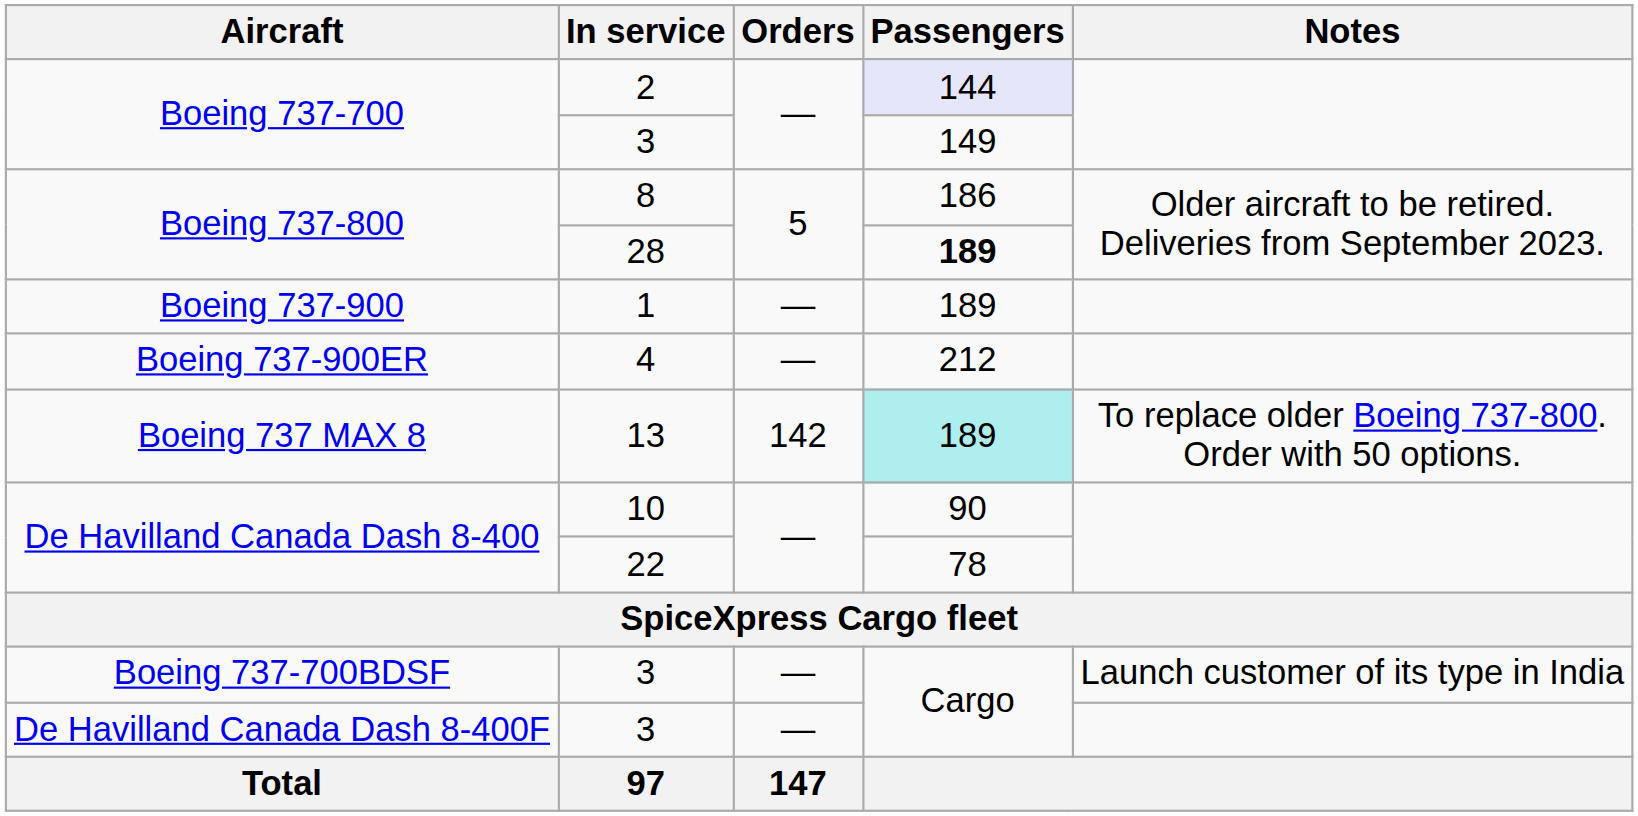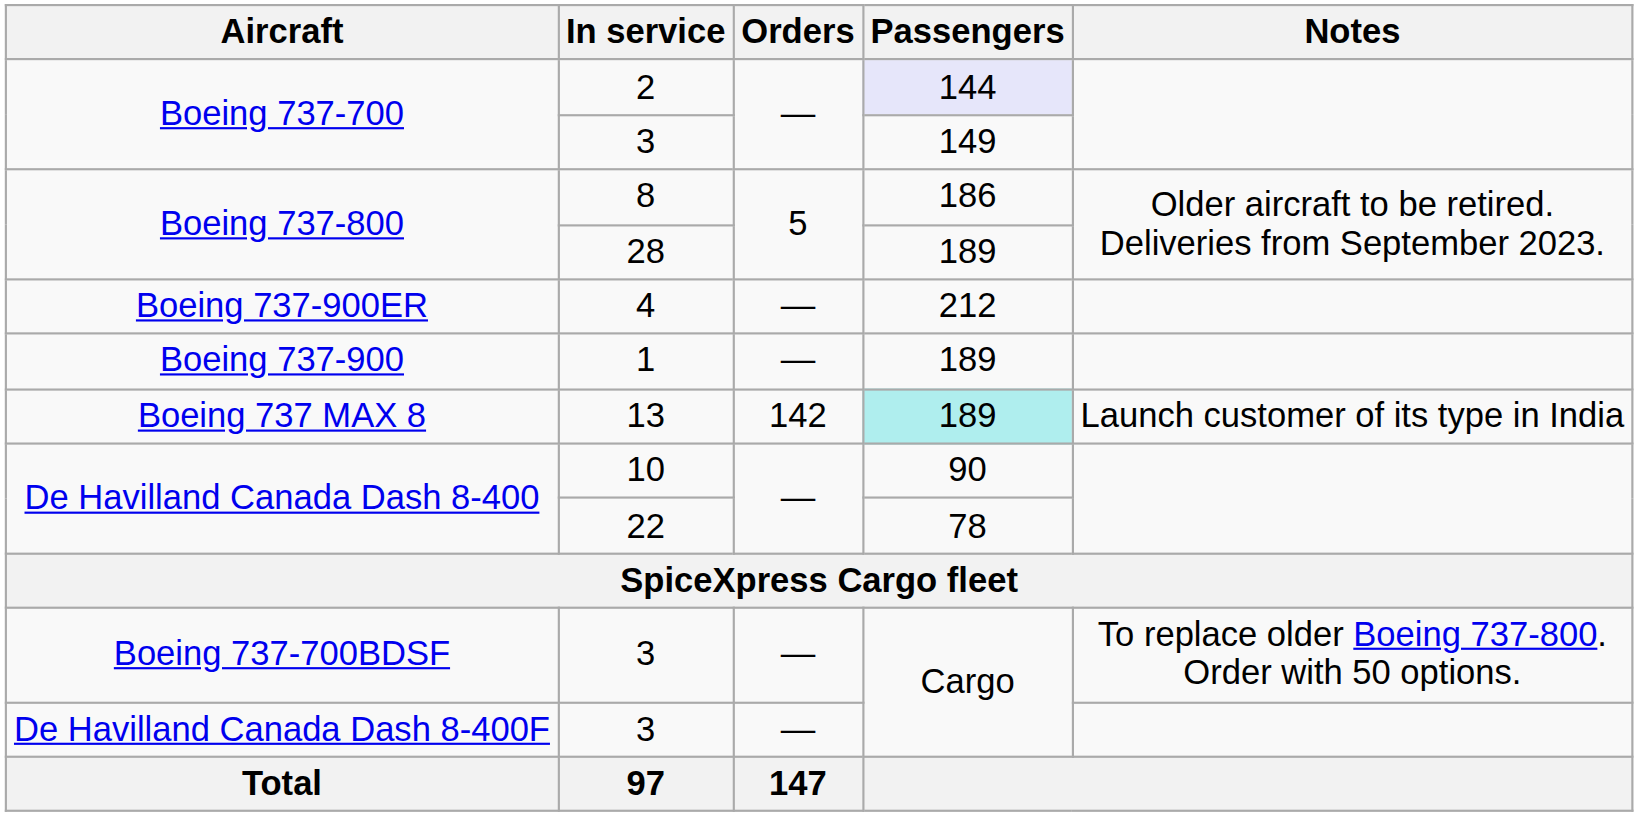(968, 251) bold -> (968, 251) normal
rows swapped: (282, 305) <-> (282, 360)
(1352, 435) To replace older Boeing 737-800. Order with 50 options. -> (1352, 415) Launch customer of its type in India
(1352, 673) Launch customer of its type in India -> (1352, 654) To replace older Boeing 737-800. Order with 50 options.
